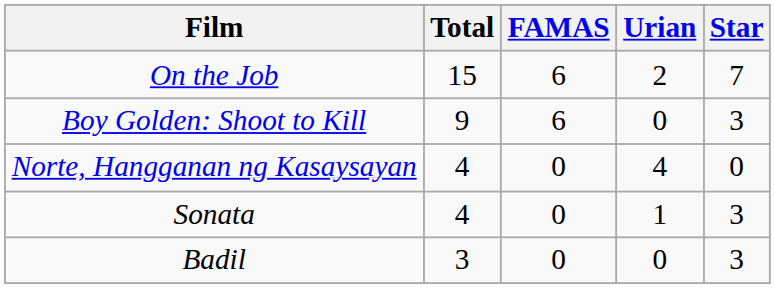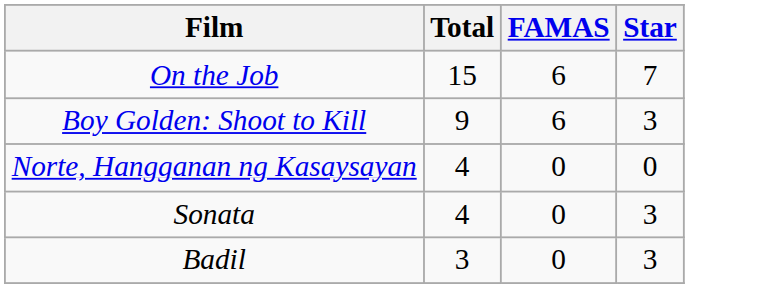- column: (660, 27)
